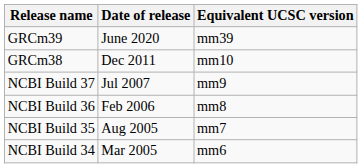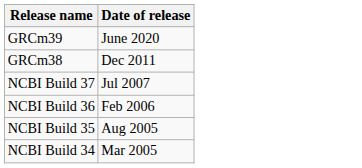- column: (275, 15)
